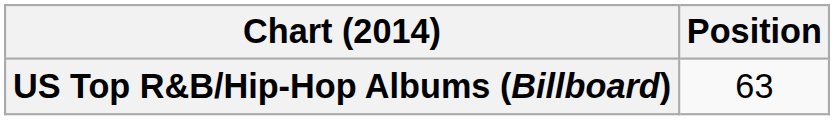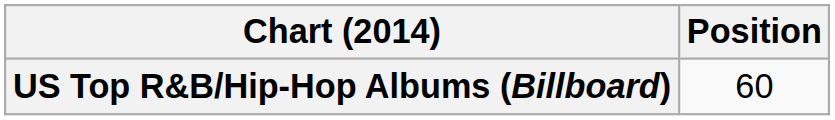(754, 85) 63 -> (754, 85) 60
